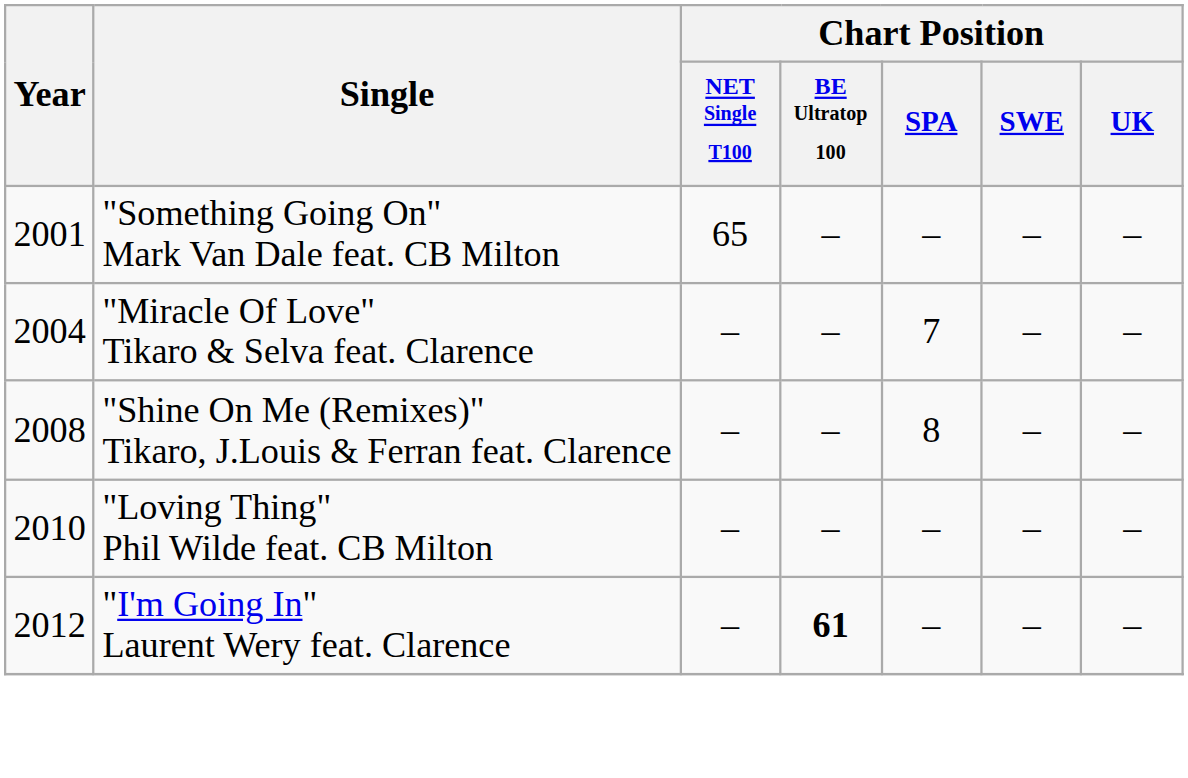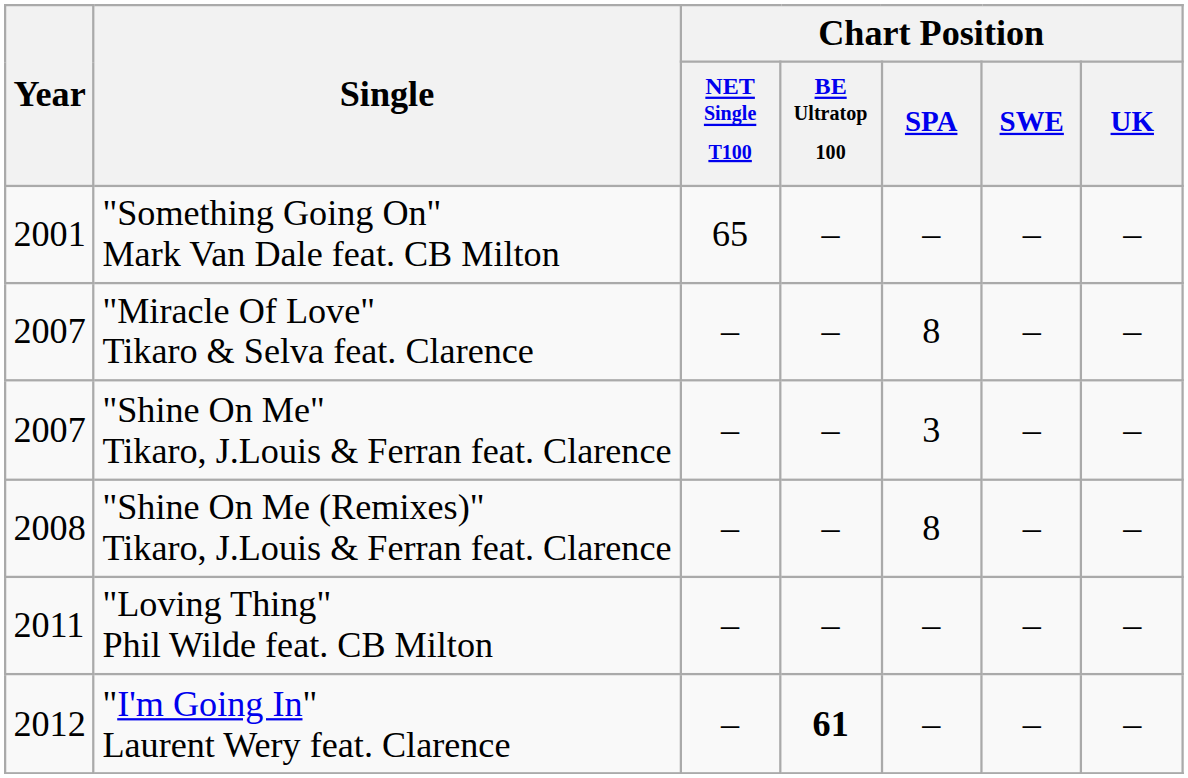(50, 331) 2004 -> (50, 331) 2007
(931, 331) 7 -> (931, 331) 8
+ row: (387, 429)
(50, 527) 2010 -> (49, 625) 2011
